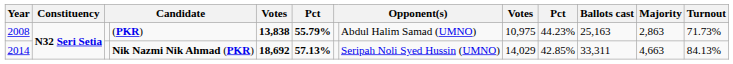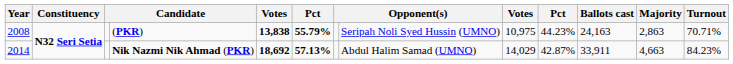(409, 31) Abdul Halim Samad (UMNO) -> (421, 31) Seripah Noli Syed Hussin (UMNO)
(595, 31) 25,163 -> (595, 31) 24,163
(704, 31) 71.73% -> (704, 31) 70.71%
(421, 50) Seripah Noli Syed Hussin (UMNO) -> (409, 50) Abdul Halim Samad (UMNO)
(558, 50) 42.85% -> (558, 50) 42.87%
(595, 50) 33,311 -> (595, 50) 33,911
(704, 50) 84.13% -> (704, 50) 84.23%
